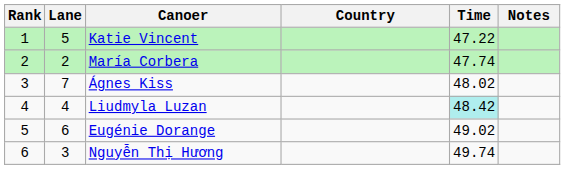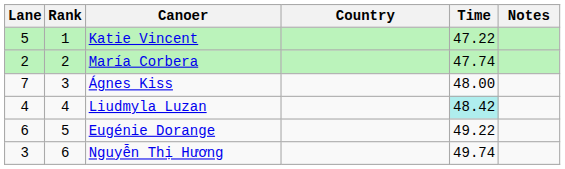columns swapped: (25, 16) <-> (65, 16)
(474, 85) 48.02 -> (474, 85) 48.00
(474, 130) 49.02 -> (474, 130) 49.22
